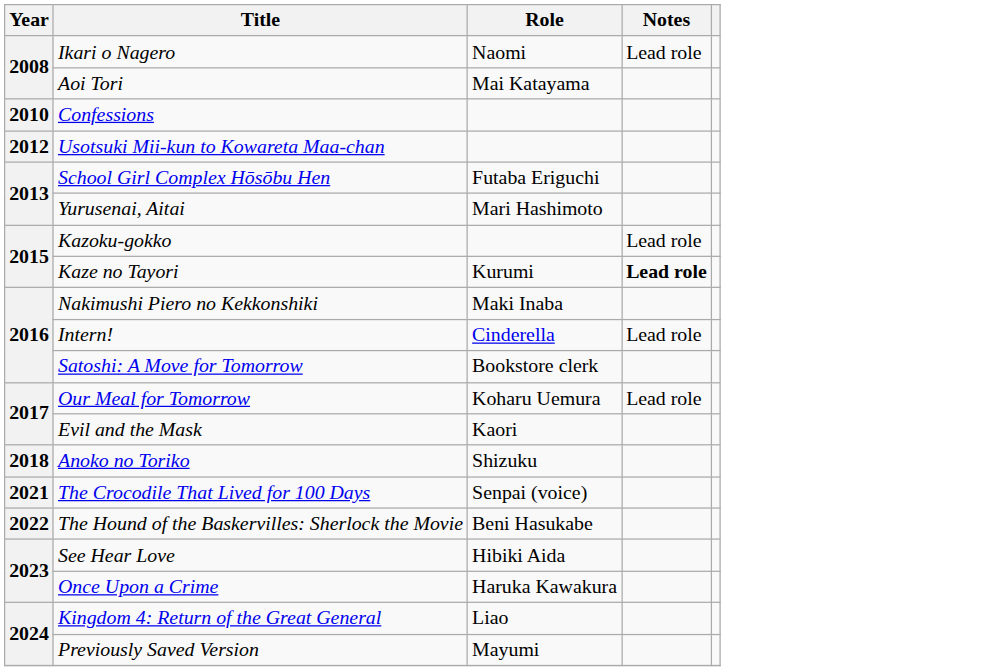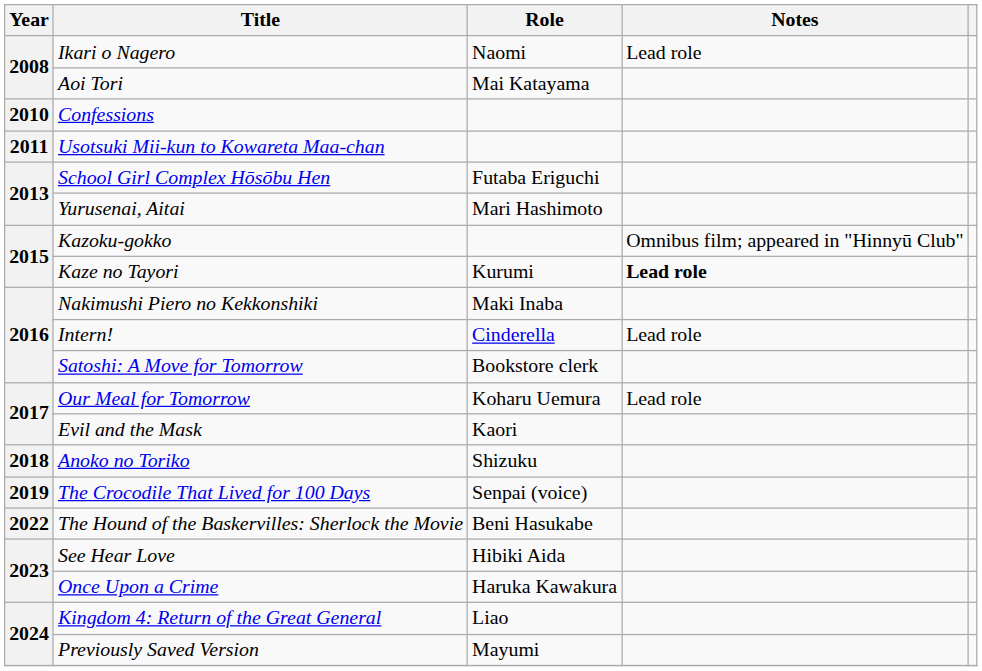(29, 146) 2012 -> (29, 146) 2011
(664, 240) Lead role -> (795, 240) Omnibus film; appeared in "Hinnyū Club"
(29, 492) 2021 -> (29, 492) 2019
